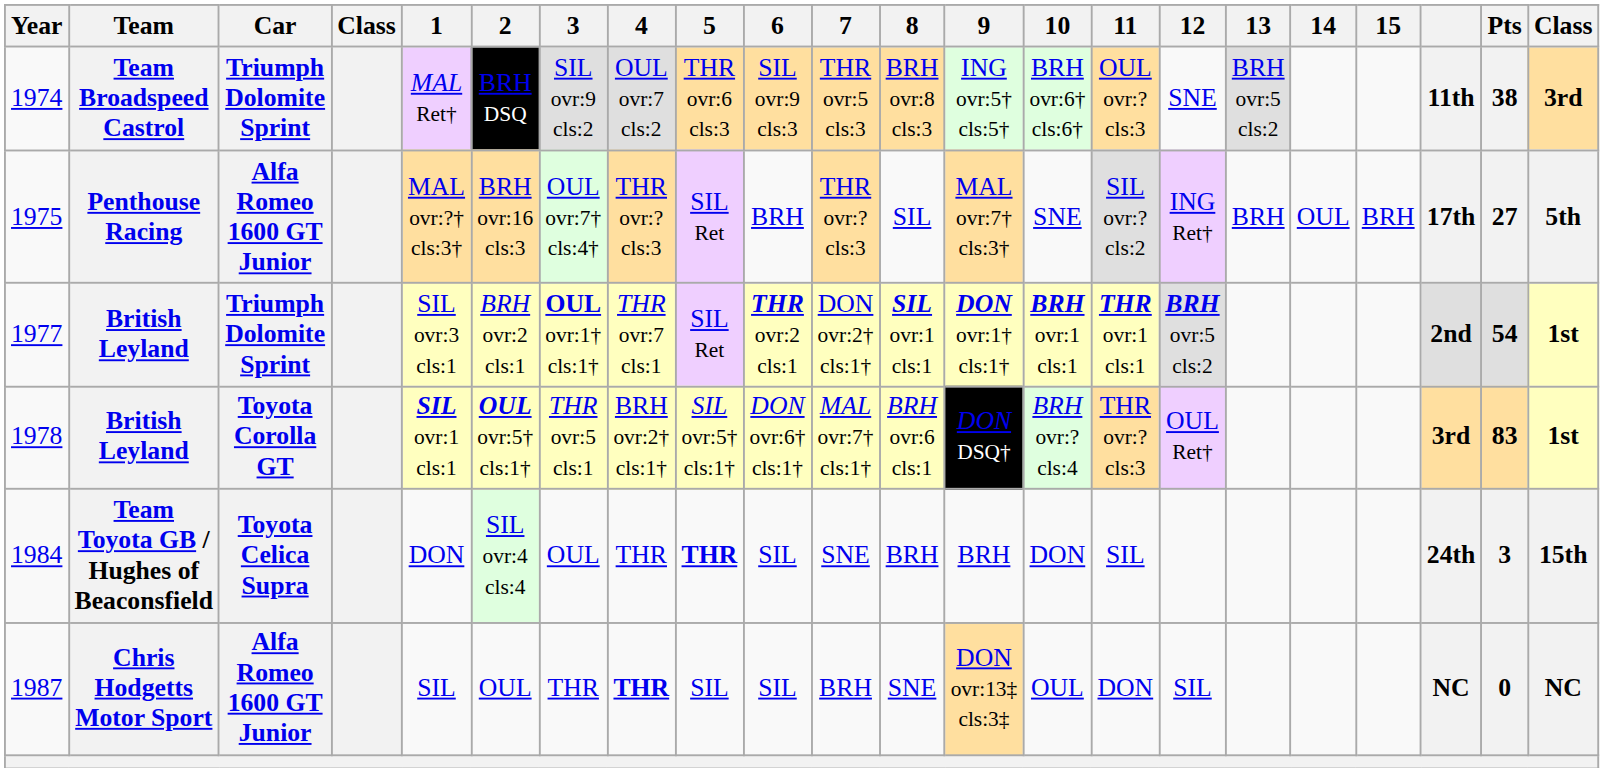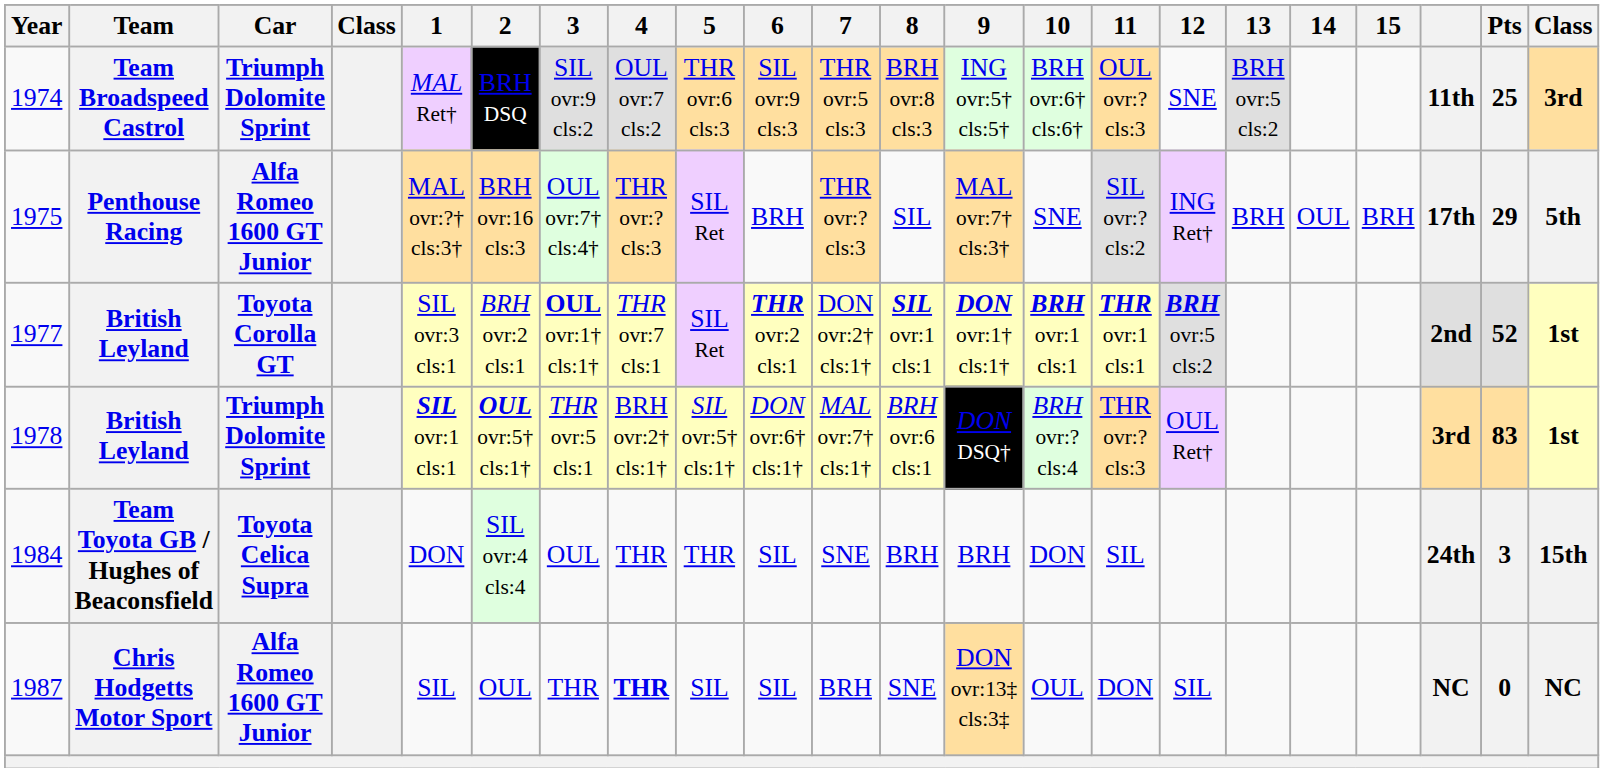(1505, 97) 38 -> (1505, 97) 25
(1505, 215) 27 -> (1505, 215) 29
(275, 333) Triumph Dolomite Sprint -> (275, 333) Toyota Corolla GT
(1505, 333) 54 -> (1505, 333) 52
(275, 436) Toyota Corolla GT -> (275, 436) Triumph Dolomite Sprint
(709, 554) bold -> (709, 554) normal
